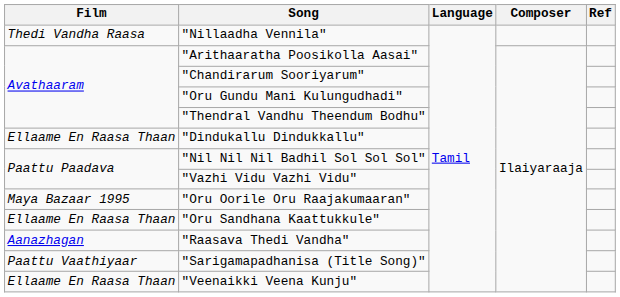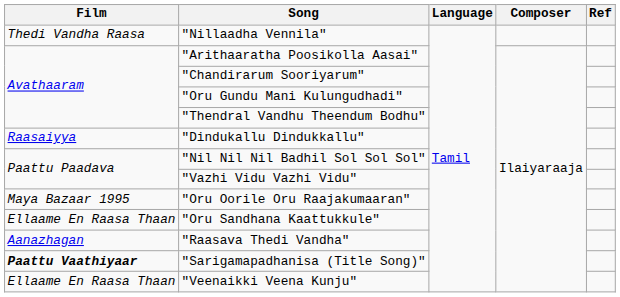(92, 138) Ellaame En Raasa Thaan -> (42, 138) Raasaiyya
(72, 262) normal -> (72, 262) bold
